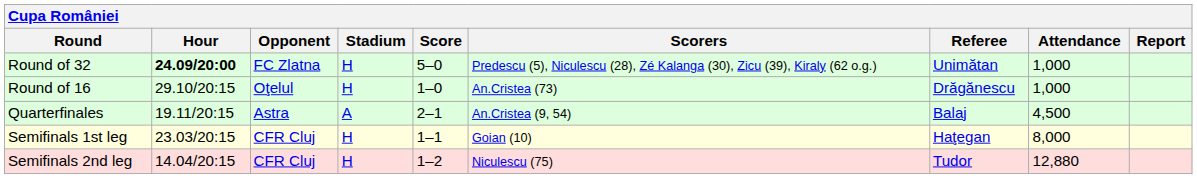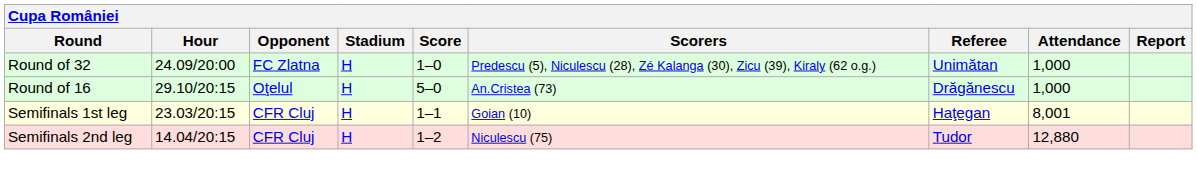(195, 64) bold -> (195, 64) normal
(429, 64) 5–0 -> (429, 64) 1–0
(429, 88) 1–0 -> (429, 88) 5–0
- row: (56, 112)
(1052, 137) 8,000 -> (1051, 112) 8,001
